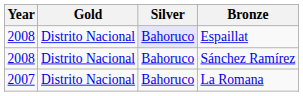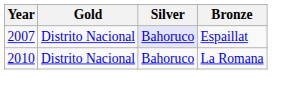(21, 36) 2008 -> (21, 36) 2007
- row: (248, 58)
(21, 79) 2007 -> (21, 58) 2010
